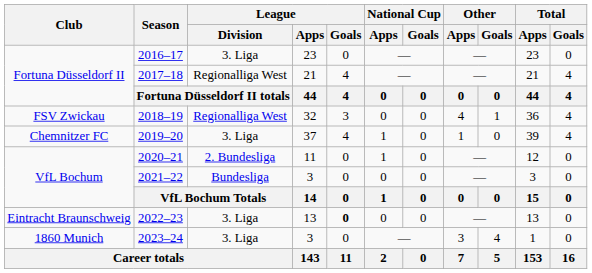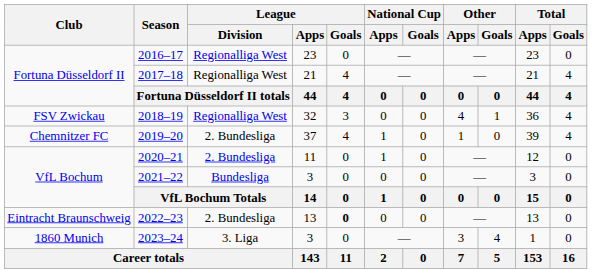(240, 55) 3. Liga -> (240, 55) Regionalliga West
(240, 136) 3. Liga -> (240, 136) 2. Bundesliga
(240, 217) 3. Liga -> (240, 217) 2. Bundesliga
